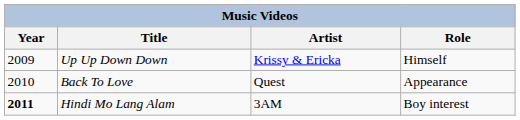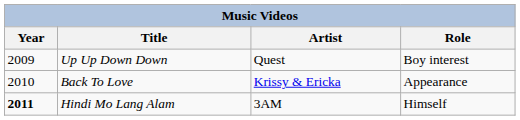(297, 60) Krissy & Ericka -> (269, 60) Quest
(425, 60) Himself -> (436, 60) Boy interest
(269, 82) Quest -> (297, 82) Krissy & Ericka
(436, 104) Boy interest -> (425, 104) Himself
